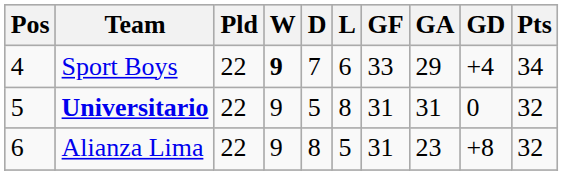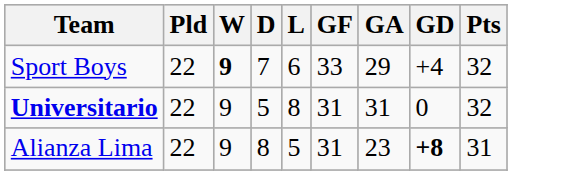- column: (30, 25)
(530, 66) 34 -> (479, 66) 32
(480, 148) normal -> (429, 148) bold
(530, 148) 32 -> (479, 148) 31
